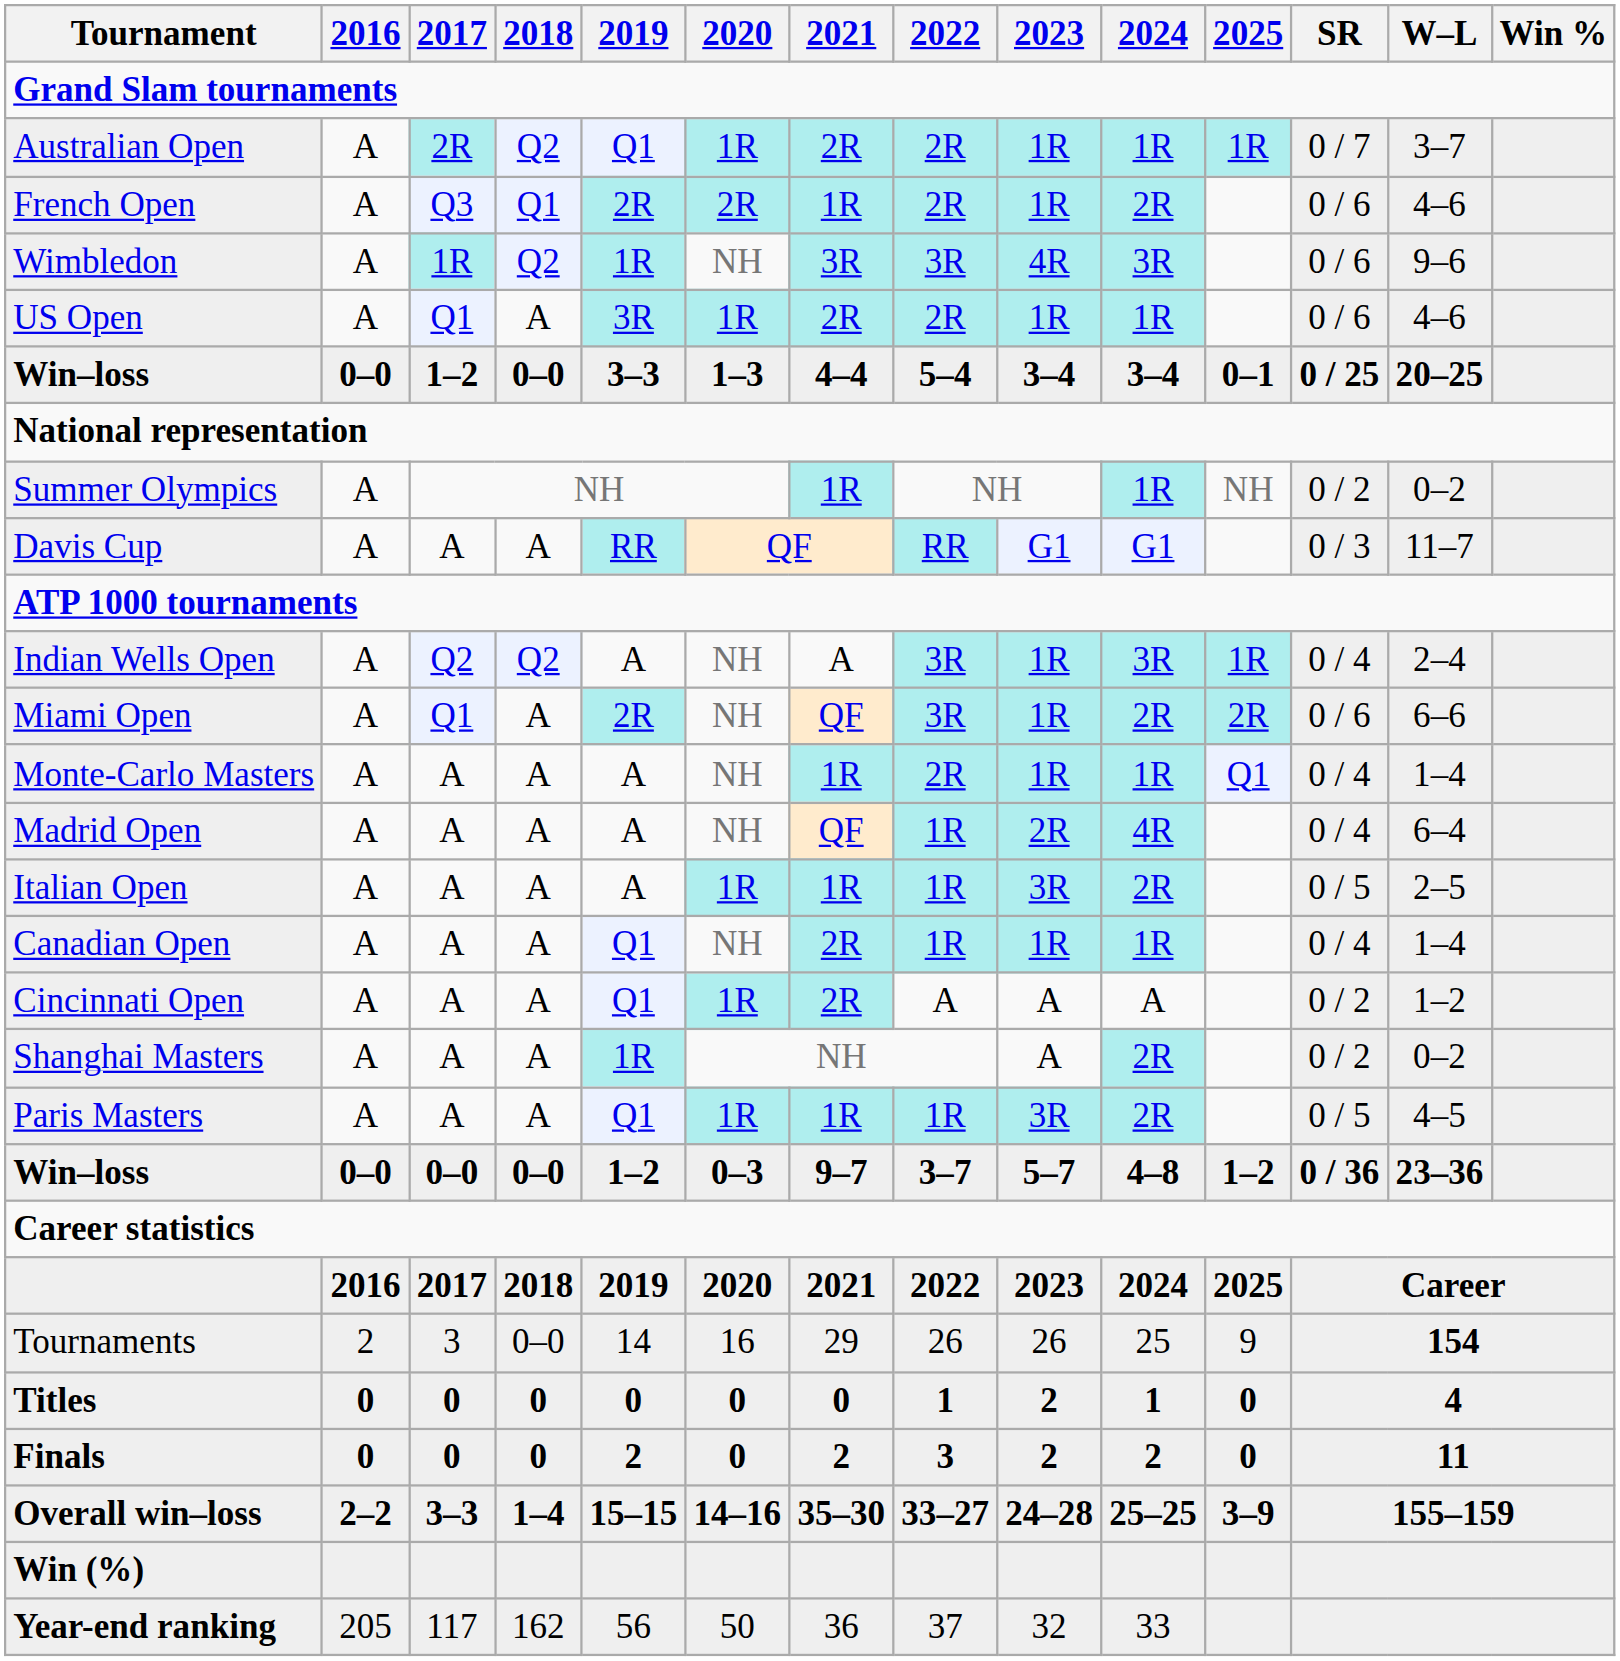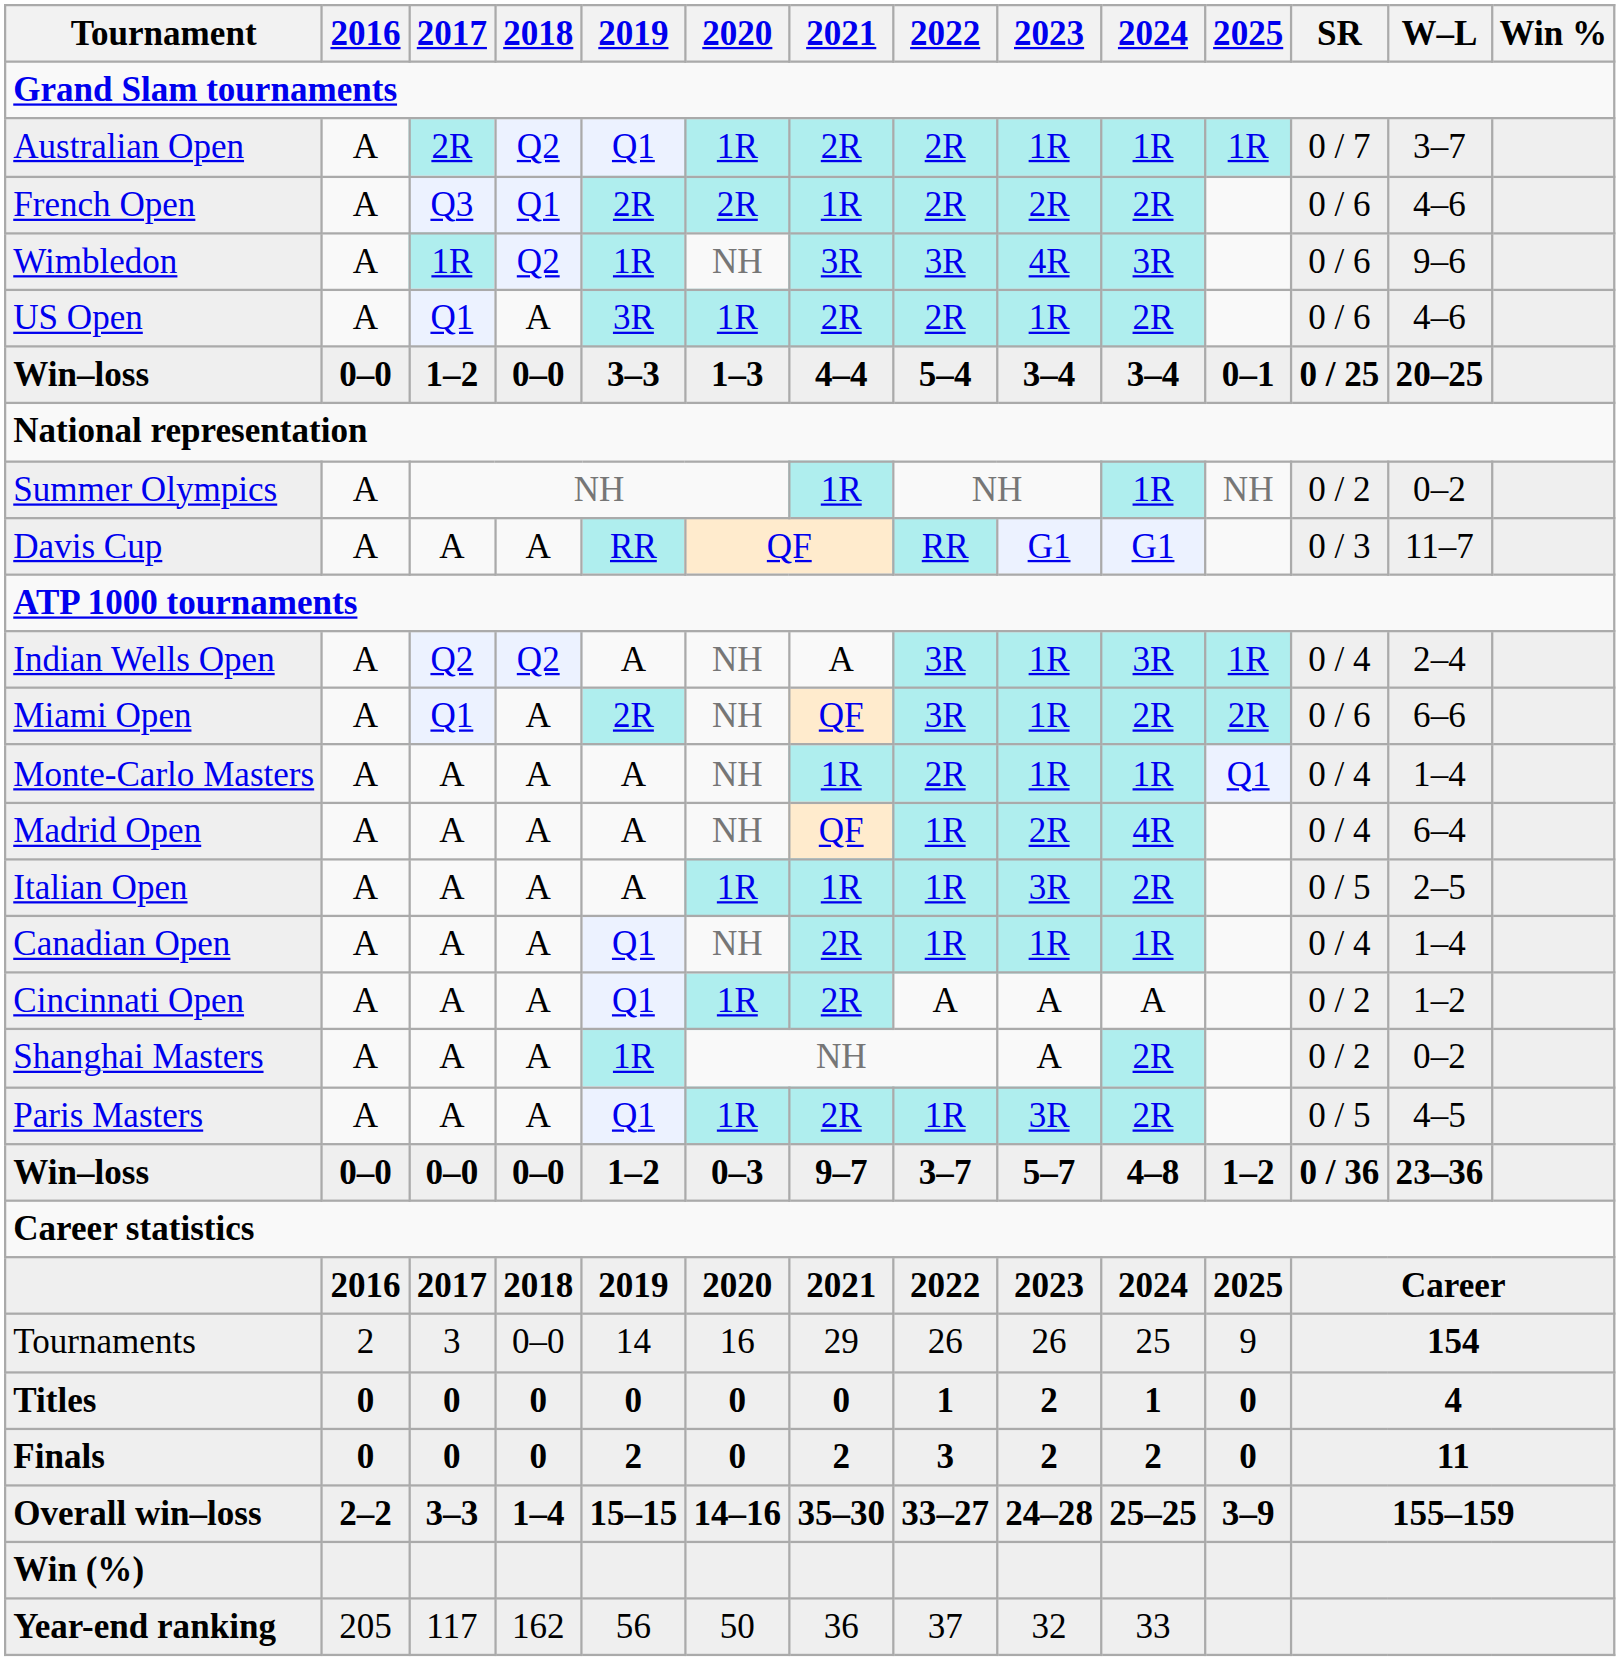(1049, 203) 1R -> (1049, 203) 2R
(1153, 317) 1R -> (1153, 317) 2R
(841, 1114) 1R -> (841, 1114) 2R
